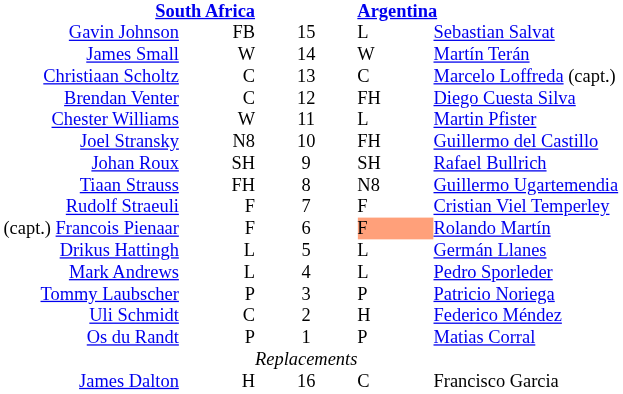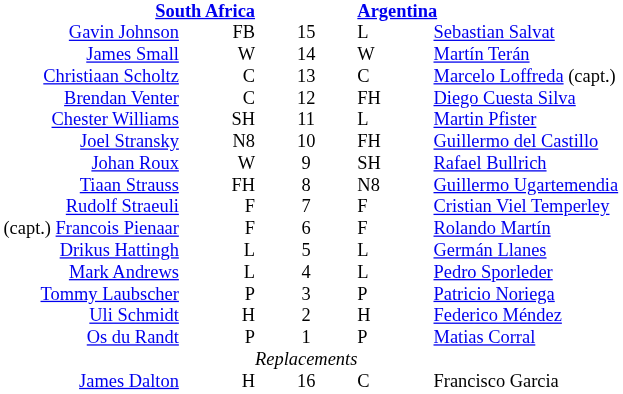(246, 119) W -> (243, 119) SH
(243, 163) SH -> (246, 163) W
(362, 228) lightsalmon background -> (362, 228) no background
(249, 315) C -> (248, 315) H
